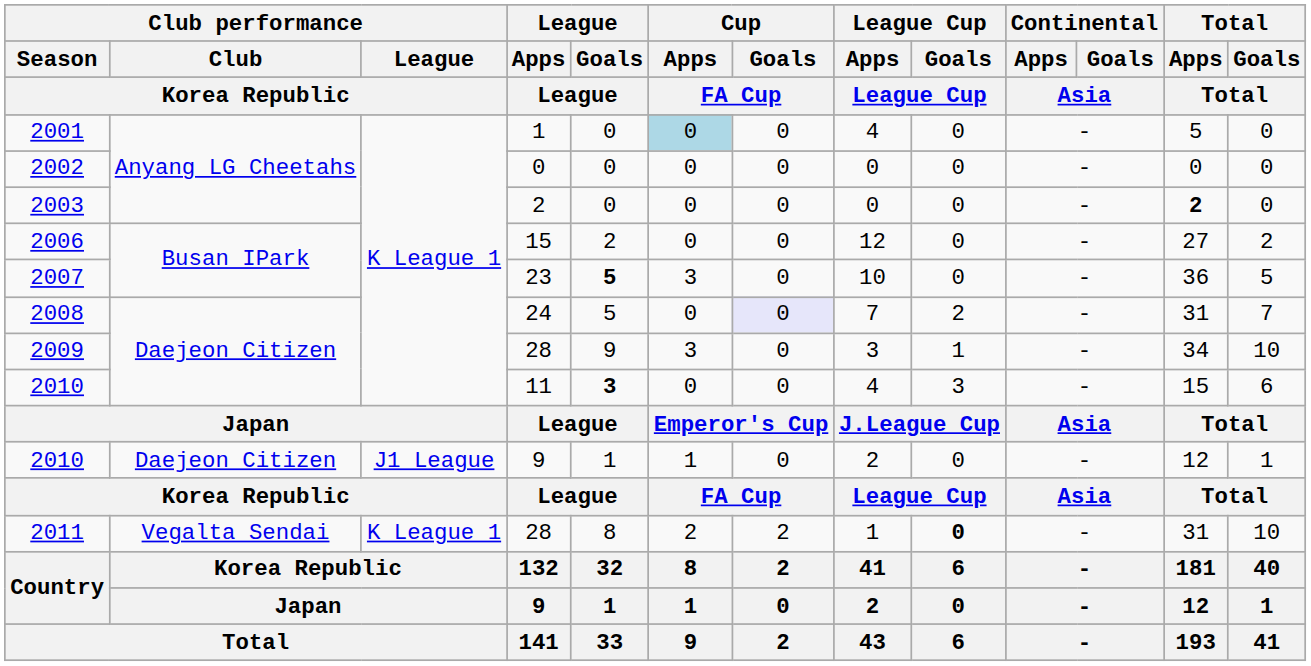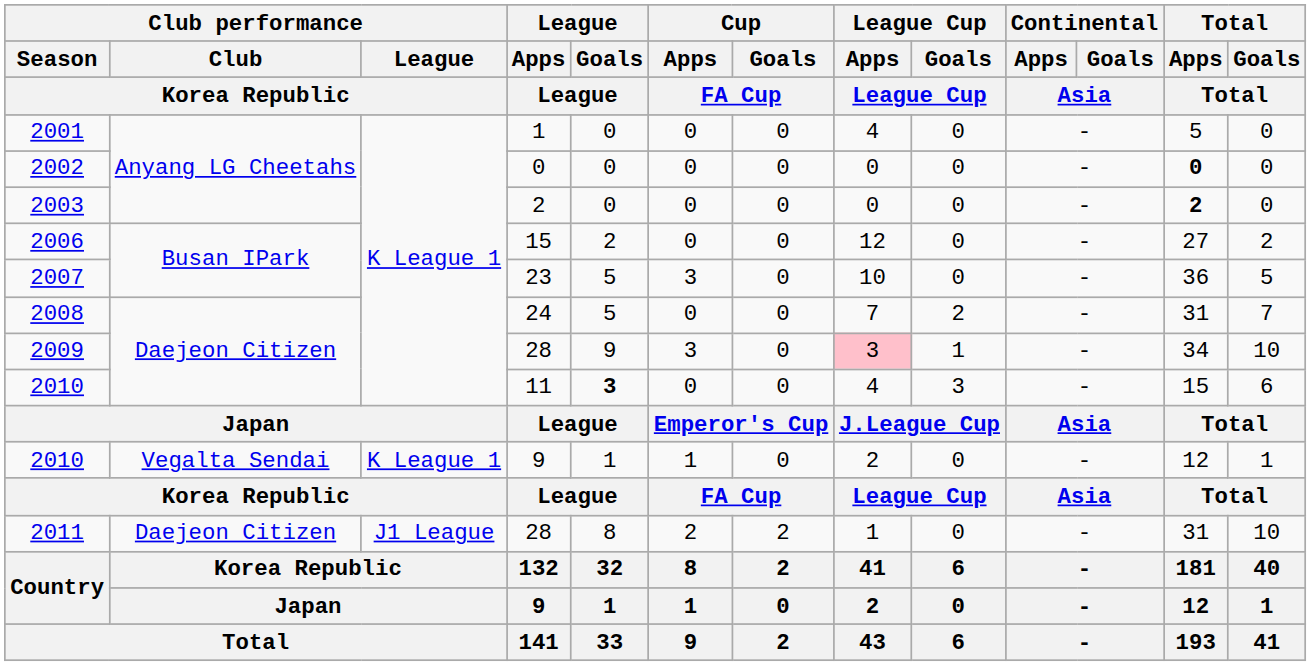(690, 132) lightblue background -> (690, 132) no background
(1196, 169) normal -> (1196, 169) bold
(610, 278) bold -> (610, 278) normal
(783, 315) lavender background -> (783, 315) no background
(872, 351) no background -> (872, 351) pink background
(236, 460) Daejeon Citizen -> (236, 460) Vegalta Sendai
(434, 460) J1 League -> (434, 460) K League 1
(236, 533) Vegalta Sendai -> (236, 533) Daejeon Citizen
(434, 533) K League 1 -> (434, 533) J1 League
(958, 533) bold -> (958, 533) normal
